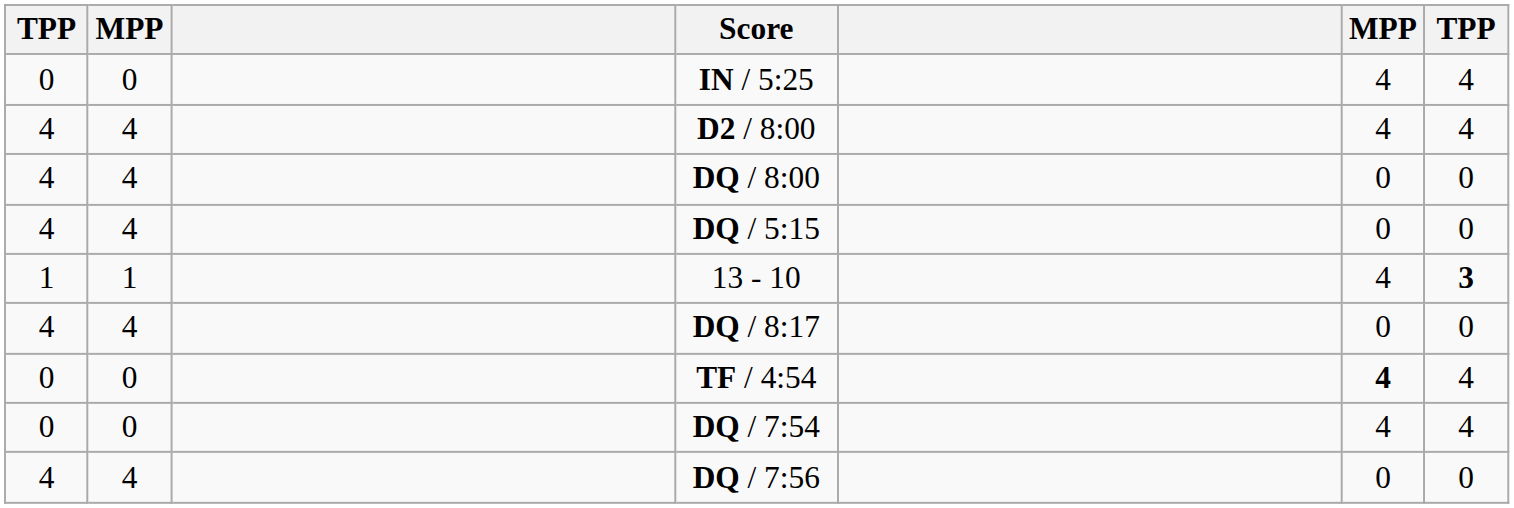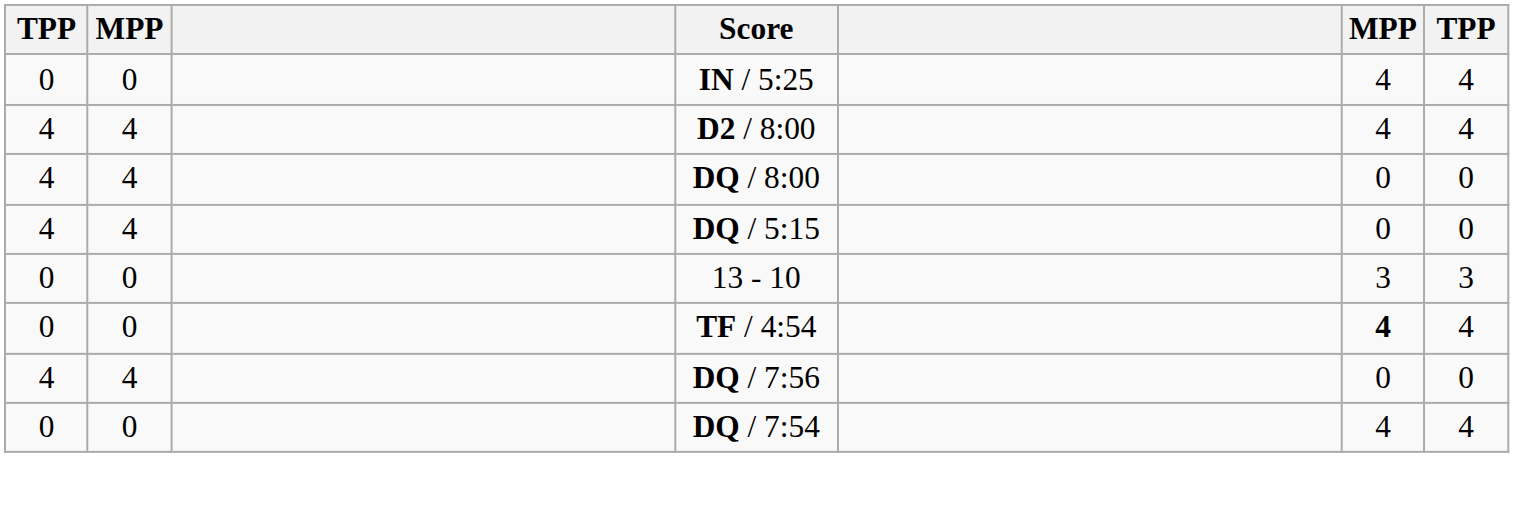(47, 278) 1 -> (47, 278) 0
(130, 278) 1 -> (130, 278) 0
(1383, 278) 4 -> (1383, 278) 3
(1466, 278) bold -> (1466, 278) normal
- row: (756, 327)
rows swapped: (756, 427) <-> (756, 476)
